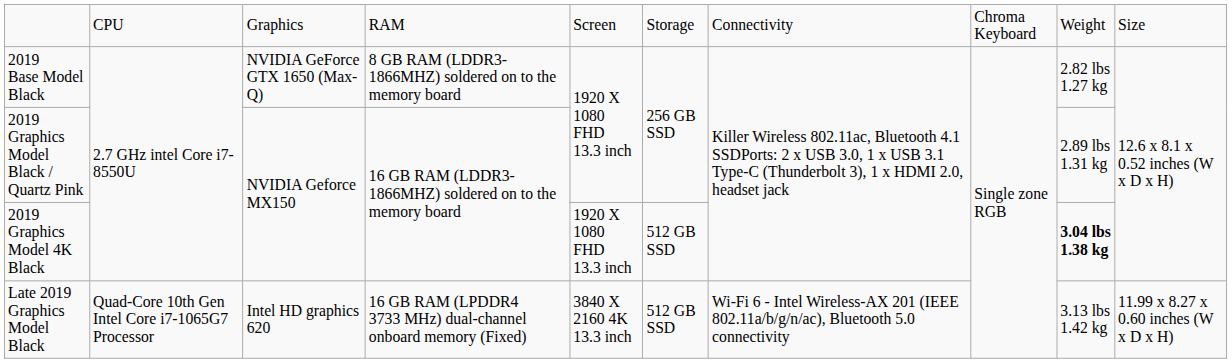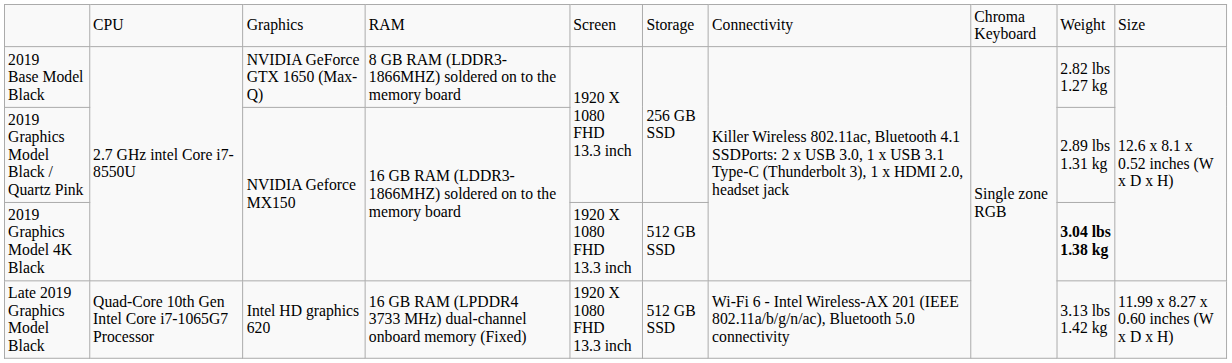(602, 319) 3840 X 2160 4K 13.3 inch -> (602, 319) 1920 X 1080 FHD 13.3 inch
